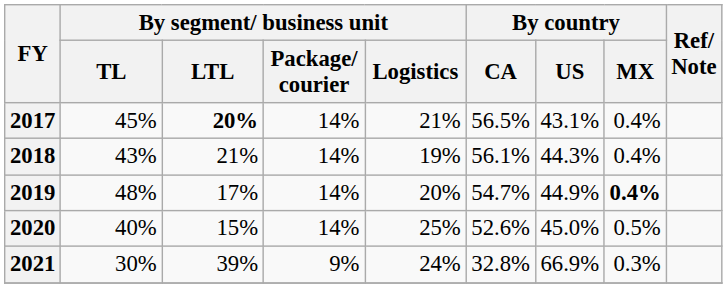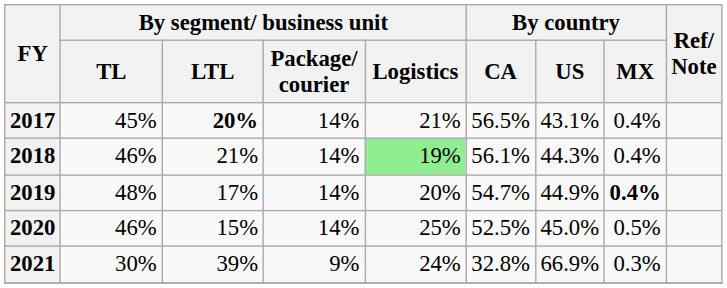(136, 156) 43% -> (136, 156) 46%
(440, 156) no background -> (440, 156) lightgreen background
(136, 228) 40% -> (136, 228) 46%
(501, 228) 52.6% -> (501, 228) 52.5%
